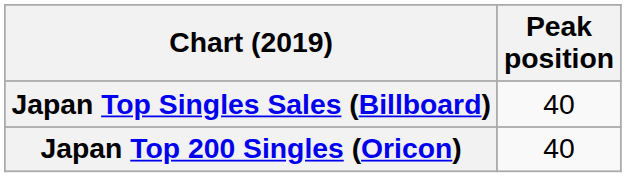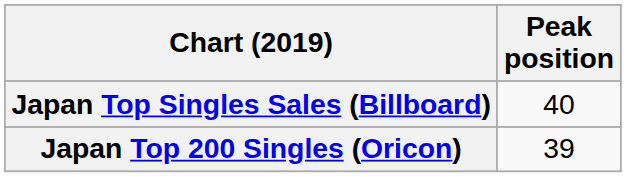(559, 148) 40 -> (559, 148) 39
